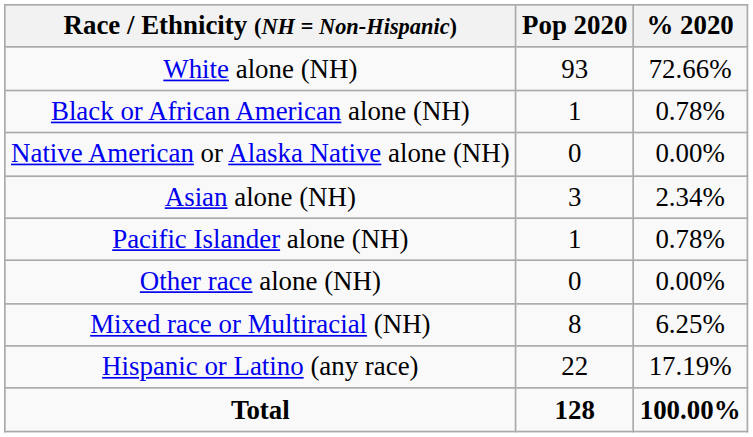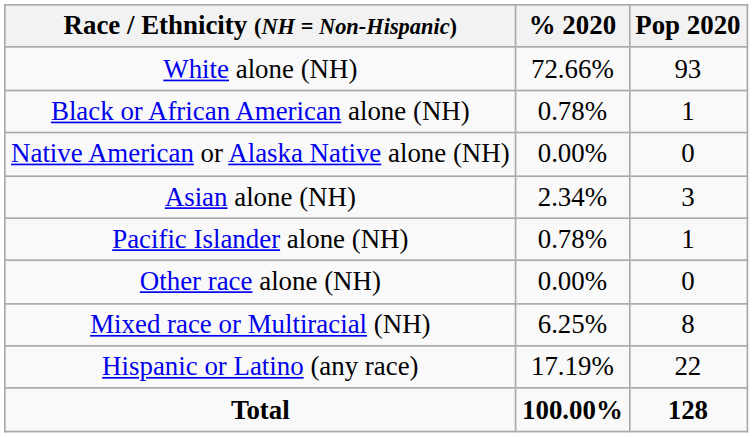columns swapped: (575, 25) <-> (690, 25)
